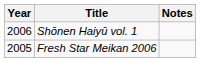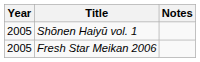(19, 31) 2006 -> (19, 31) 2005
